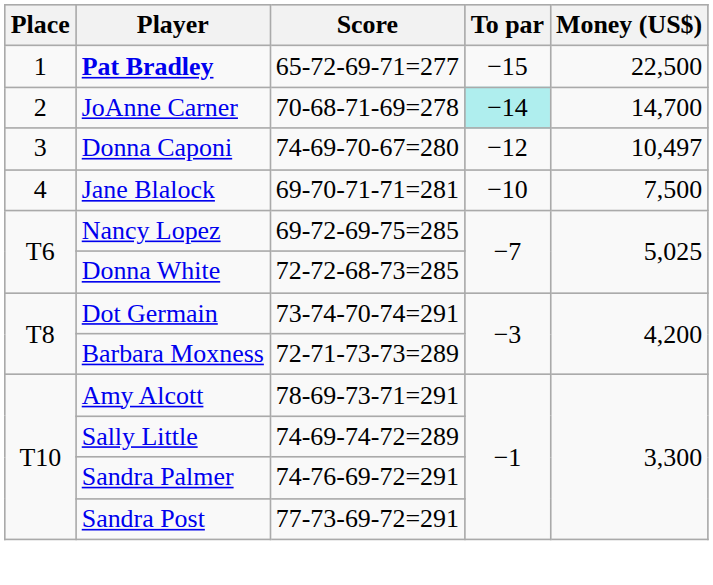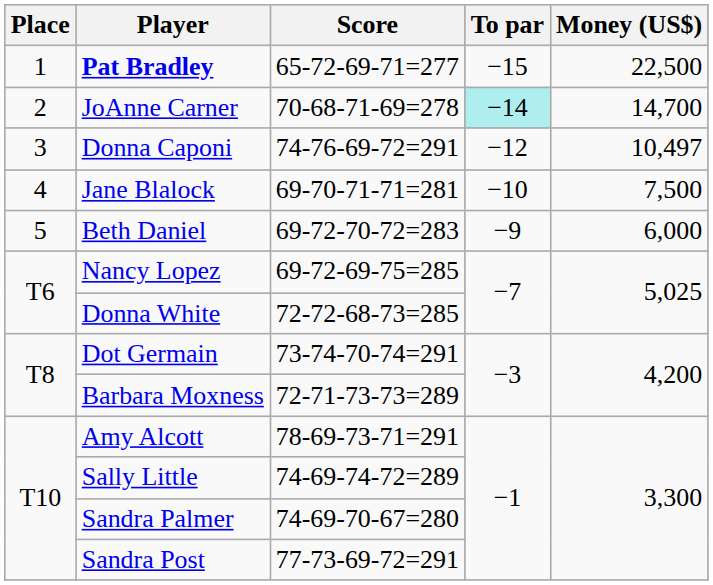(367, 148) 74-69-70-67=280 -> (367, 148) 74-76-69-72=291
+ row: (144, 230)
(367, 477) 74-76-69-72=291 -> (367, 518) 74-69-70-67=280
